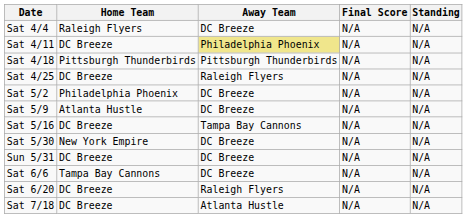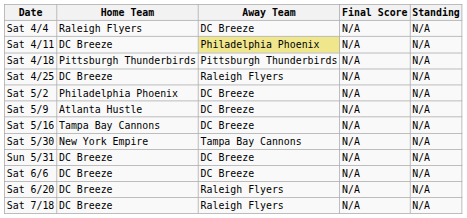(86, 125) DC Breeze -> (110, 125) Tampa Bay Cannons
(251, 125) Tampa Bay Cannons -> (227, 125) DC Breeze
(227, 141) DC Breeze -> (251, 141) Tampa Bay Cannons
(110, 173) Tampa Bay Cannons -> (86, 173) DC Breeze
(242, 206) Atlanta Hustle -> (242, 206) Raleigh Flyers
